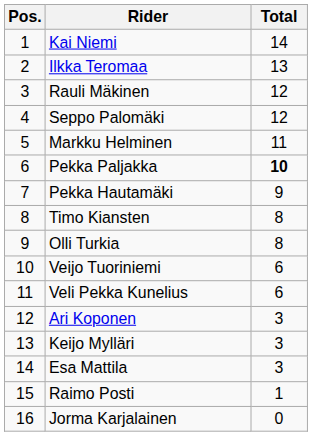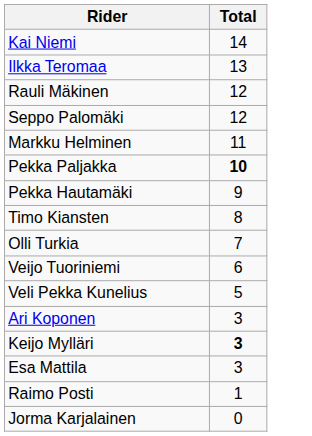- column: (25, 17)
(279, 243) 8 -> (238, 243) 7
(279, 293) 6 -> (238, 293) 5
(279, 343) normal -> (238, 343) bold
